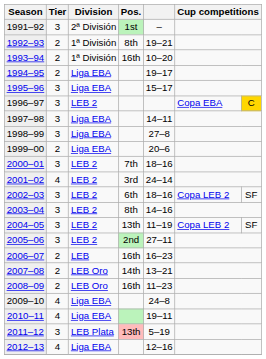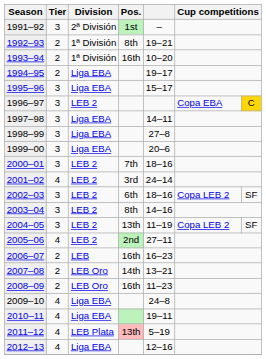(58, 149) 2 -> (58, 149) 3
(58, 240) 3 -> (58, 240) 4
(58, 331) 3 -> (58, 331) 4
